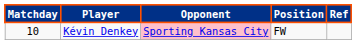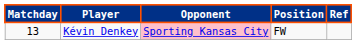(33, 31) 10 -> (33, 31) 13
